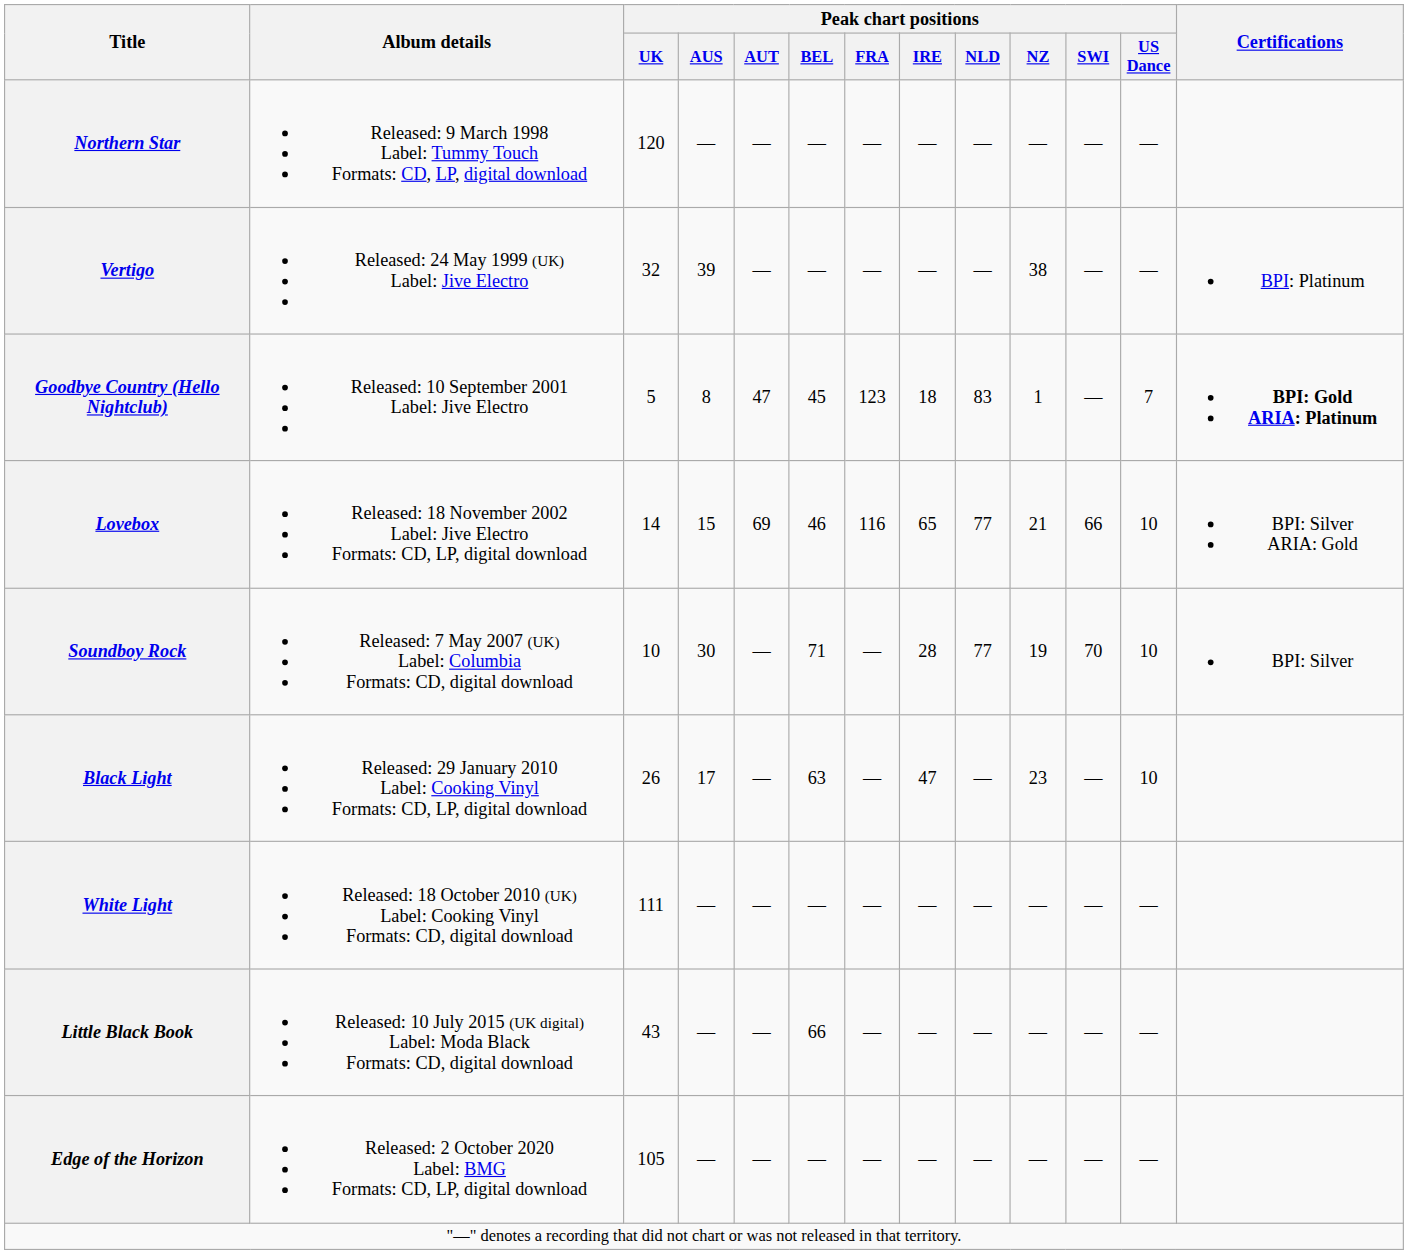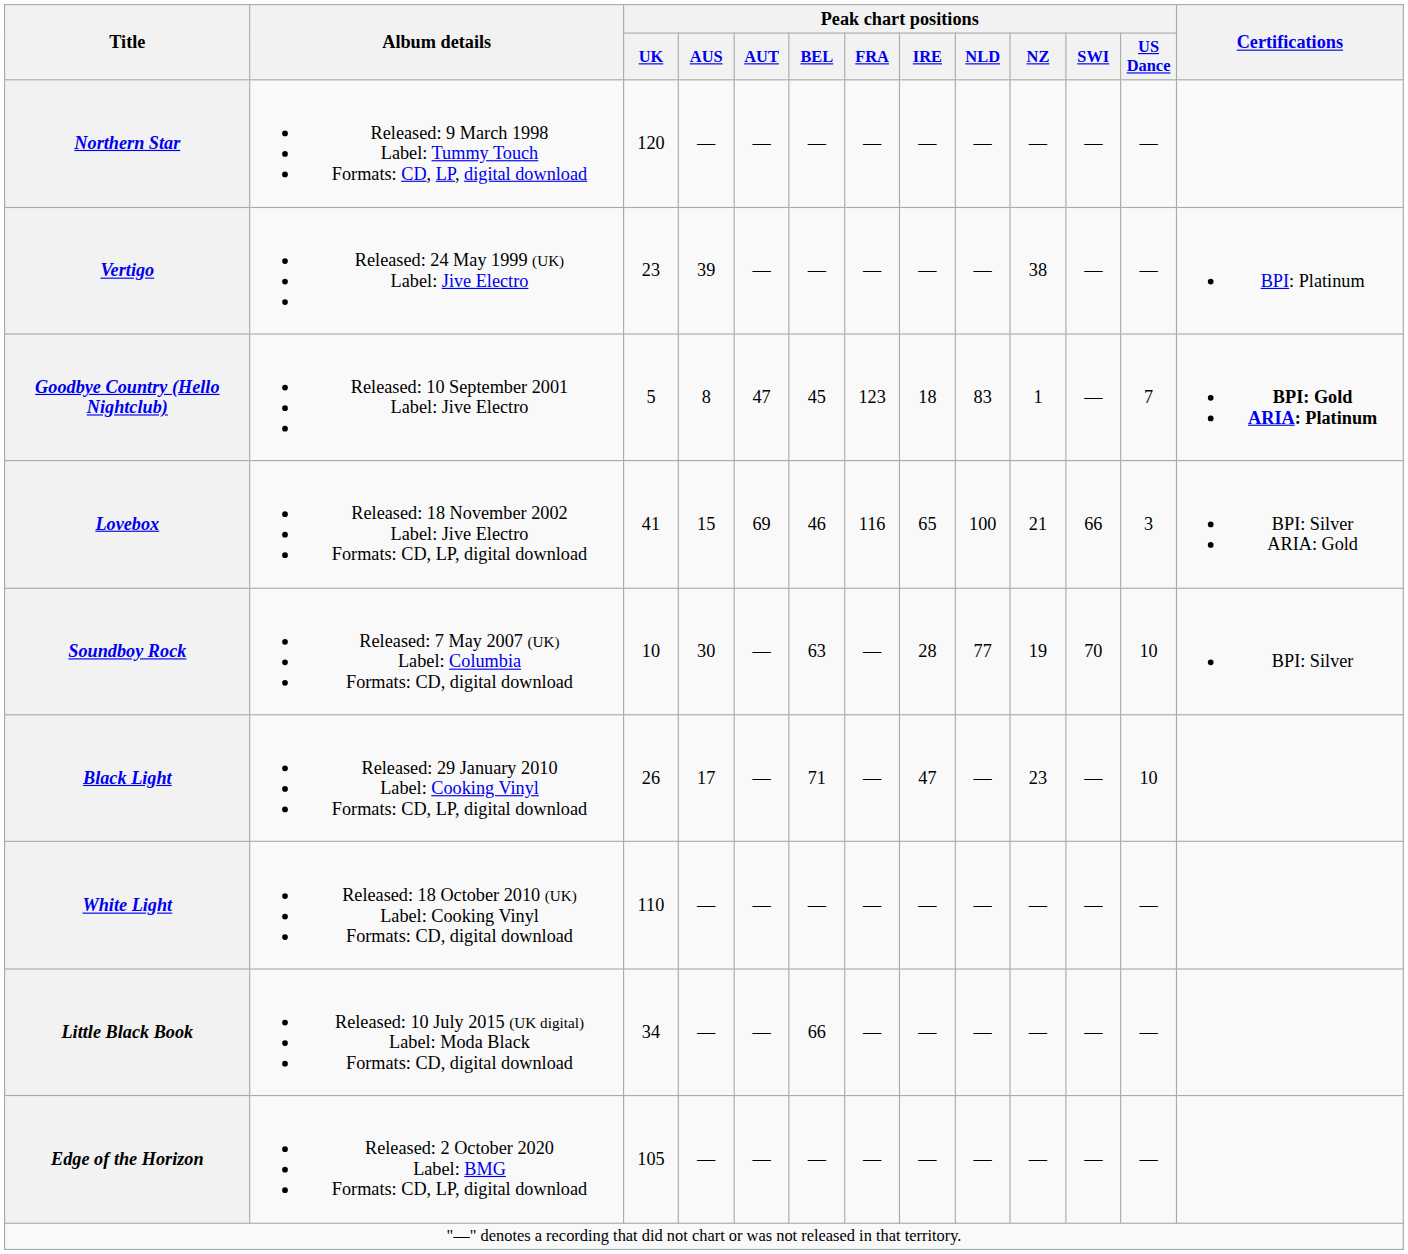(651, 270) 32 -> (651, 270) 23
(651, 524) 14 -> (651, 524) 41
(983, 524) 77 -> (983, 524) 100
(1149, 524) 10 -> (1149, 524) 3
(817, 651) 71 -> (817, 651) 63
(817, 778) 63 -> (817, 778) 71
(651, 905) 111 -> (651, 905) 110
(651, 1032) 43 -> (651, 1032) 34
